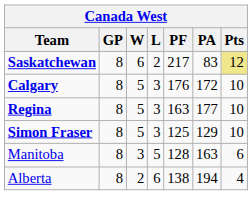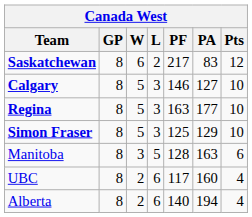(237, 62) khaki background -> (237, 62) no background
(178, 85) 176 -> (178, 85) 146
(207, 85) 172 -> (207, 85) 127
+ row: (23, 178)
(178, 178) 138 -> (178, 201) 140
